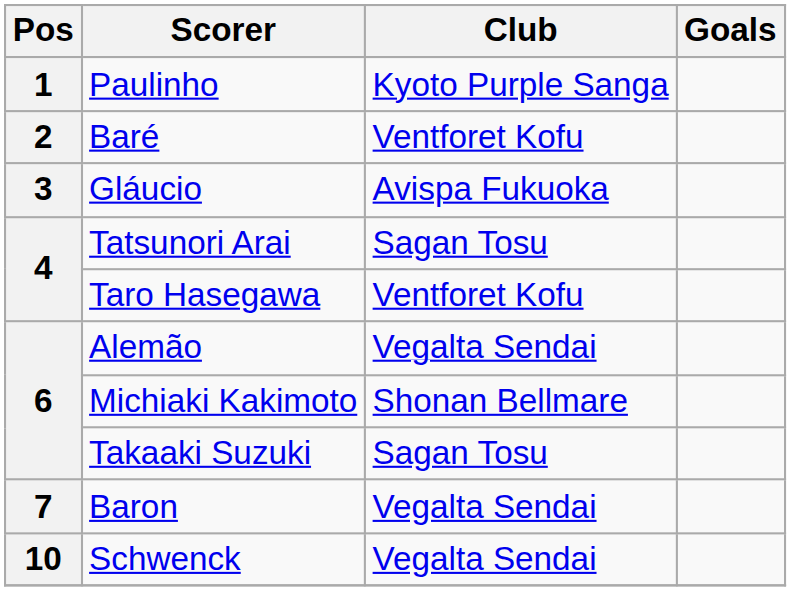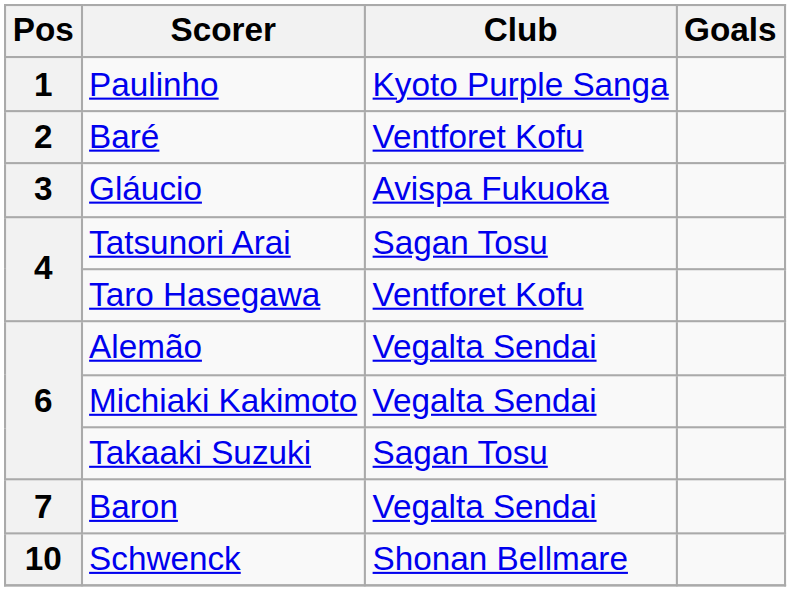(500, 400) Shonan Bellmare -> (485, 400) Vegalta Sendai
(485, 558) Vegalta Sendai -> (500, 558) Shonan Bellmare
